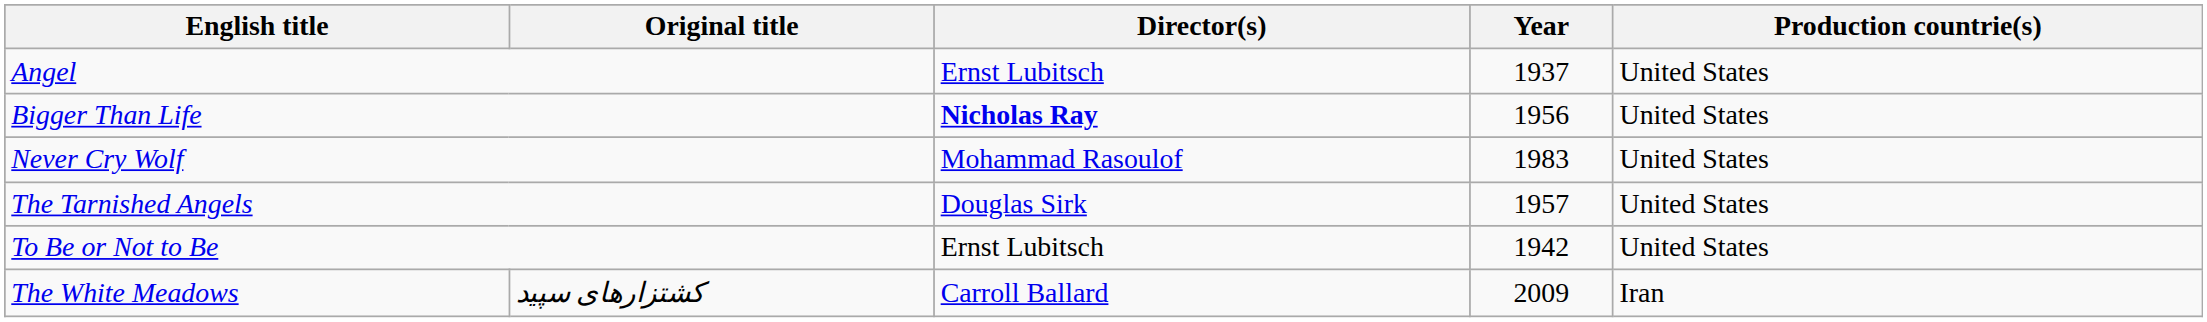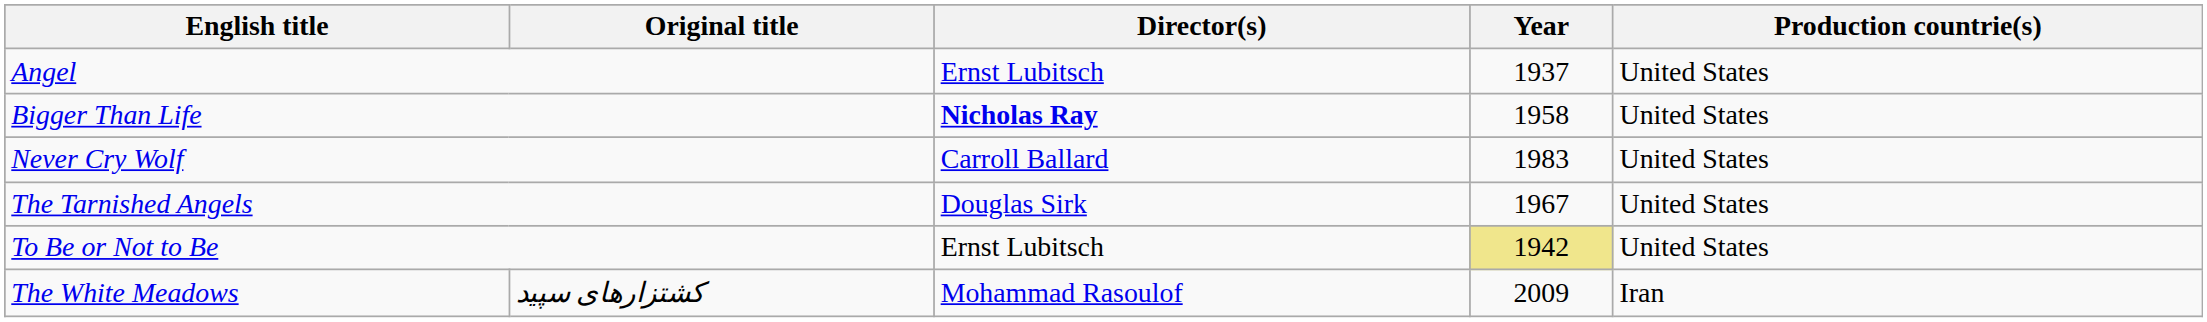(1541, 114) 1956 -> (1541, 114) 1958
(1062, 159) Mohammad Rasoulof -> (1025, 159) Carroll Ballard
(1541, 203) 1957 -> (1541, 203) 1967
(1541, 247) no background -> (1541, 247) khaki background
(1025, 292) Carroll Ballard -> (1062, 292) Mohammad Rasoulof
